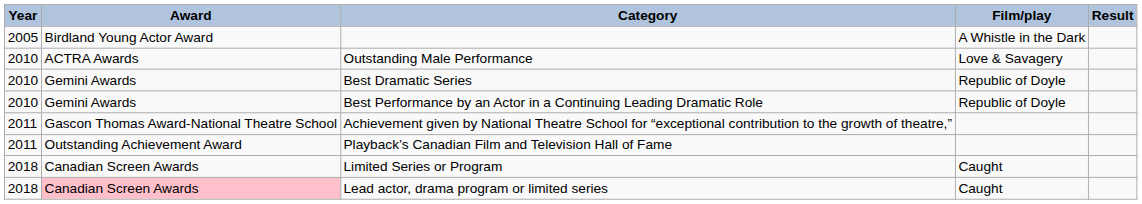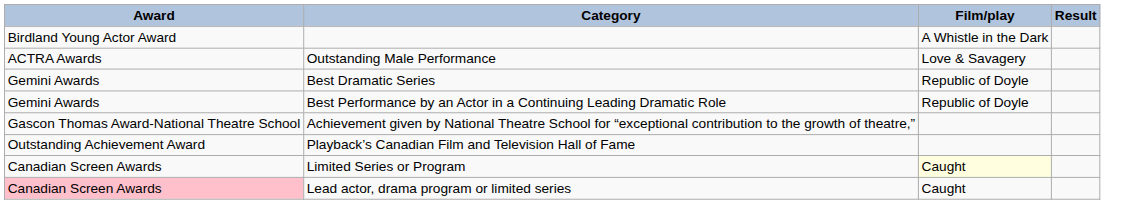- column: (23, 16)
(980, 167) no background -> (944, 167) lightyellow background
